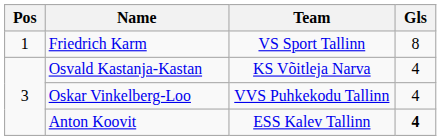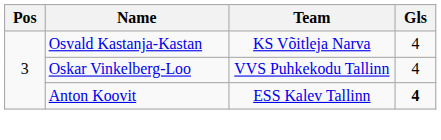- row: (98, 44)
